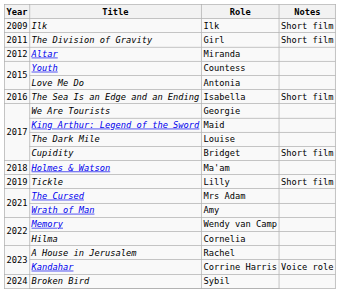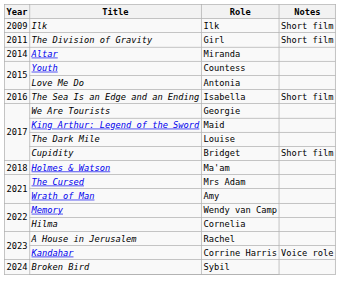(17, 54) 2012 -> (17, 54) 2014
- row: (47, 182)
